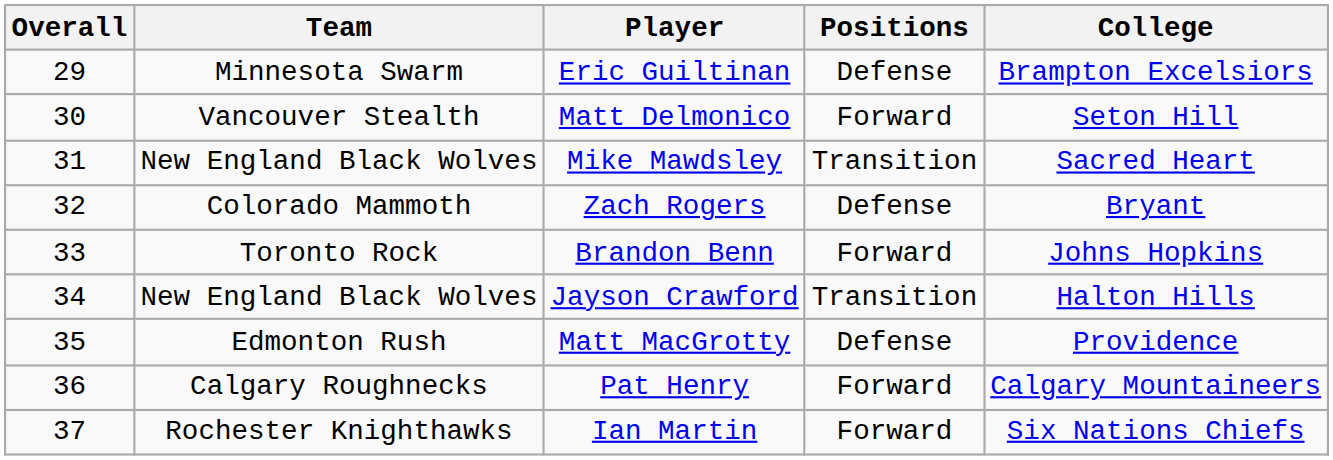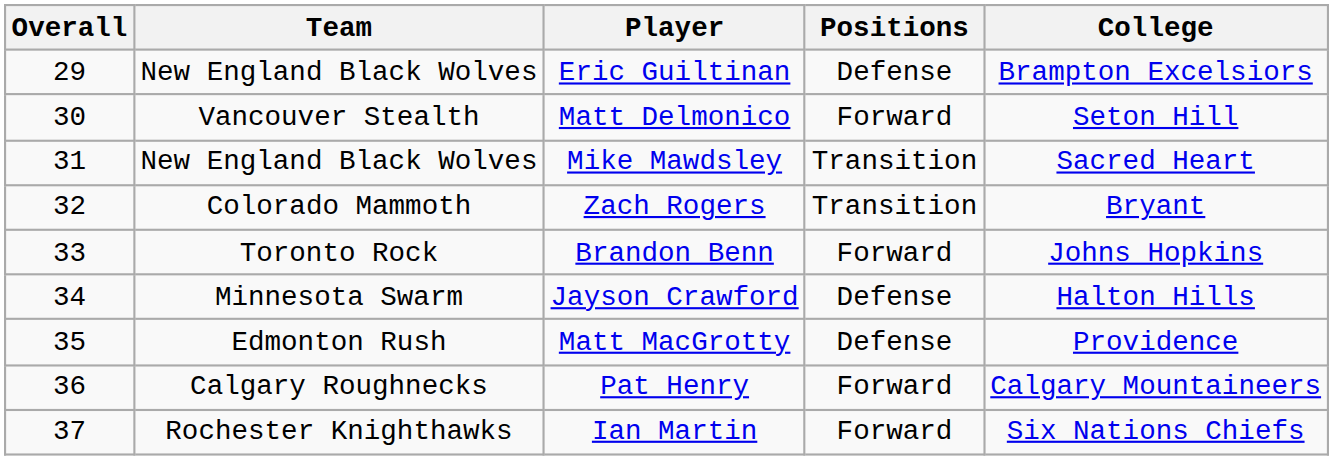(339, 72) Minnesota Swarm -> (339, 72) New England Black Wolves
(894, 207) Defense -> (894, 207) Transition
(339, 297) New England Black Wolves -> (339, 297) Minnesota Swarm
(894, 297) Transition -> (894, 297) Defense
